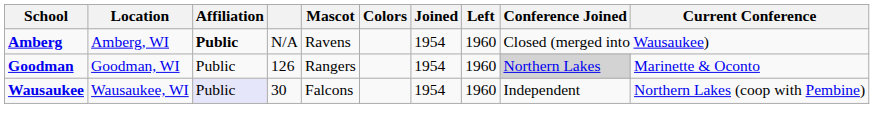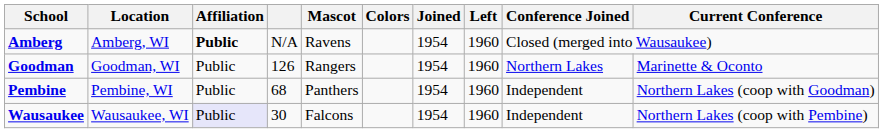(552, 66) lightgrey background -> (555, 66) no background
+ row: (37, 90)
